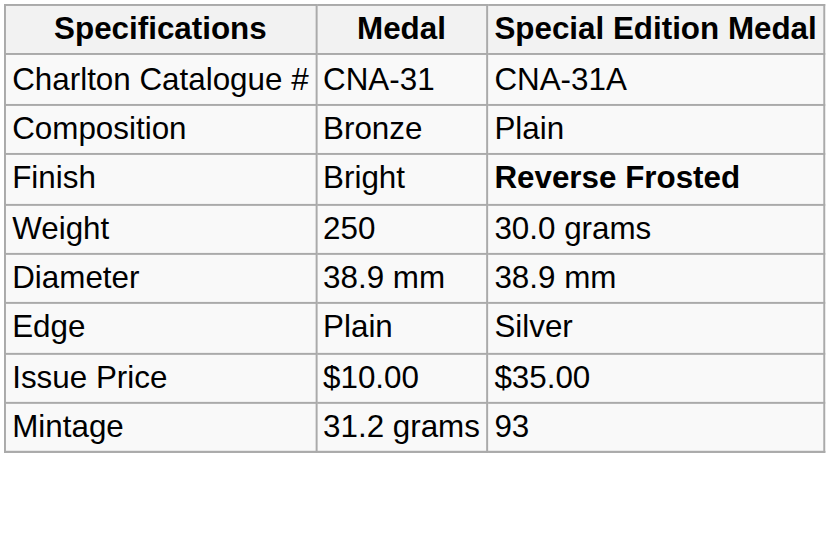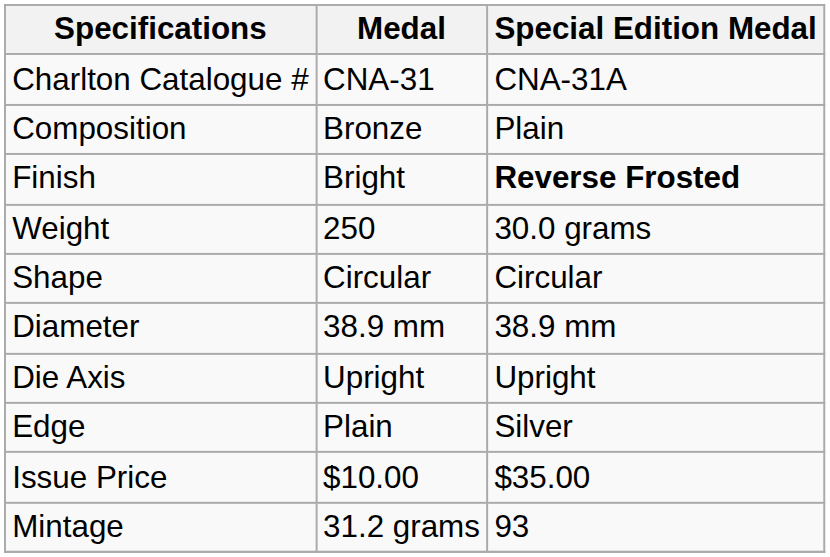+ row: (58, 278)
+ row: (69, 377)
